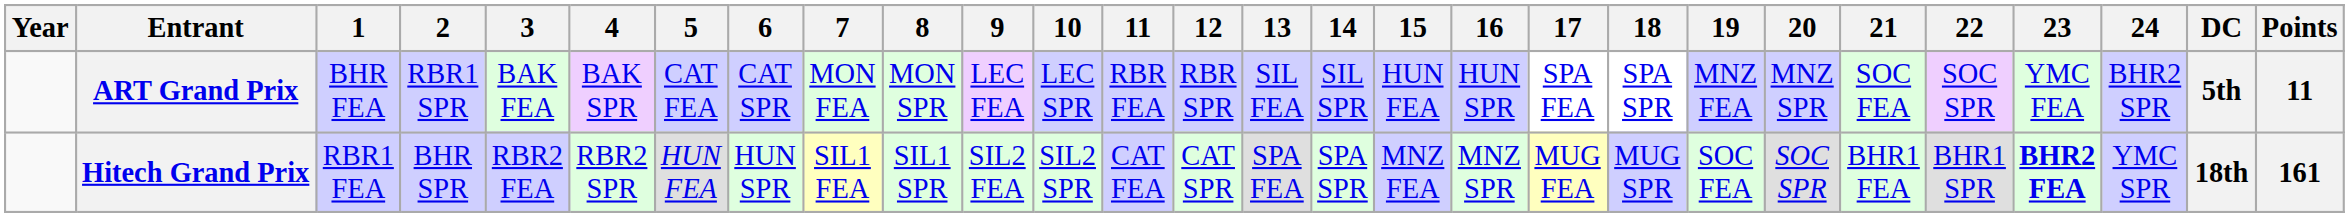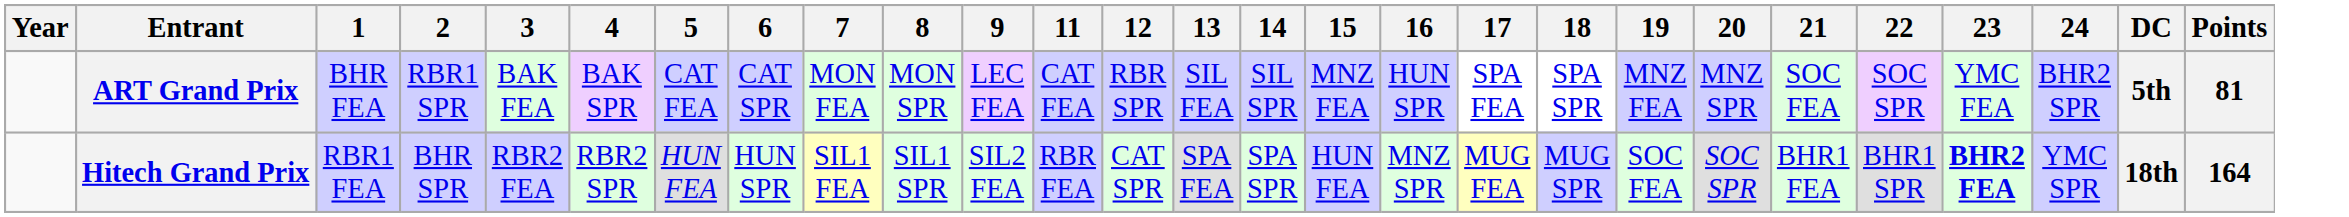- column: (1068, 27)
(1138, 91) RBR FEA -> (1068, 91) CAT FEA
(1413, 91) HUN FEA -> (1342, 91) MNZ FEA
(2300, 91) 11 -> (2229, 91) 81
(1138, 171) CAT FEA -> (1068, 171) RBR FEA
(1413, 171) MNZ FEA -> (1342, 171) HUN FEA
(2300, 171) 161 -> (2229, 171) 164
